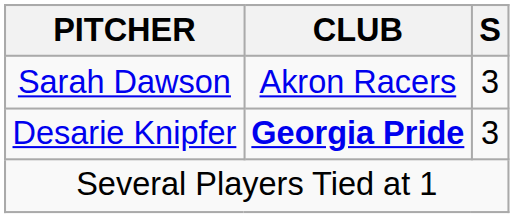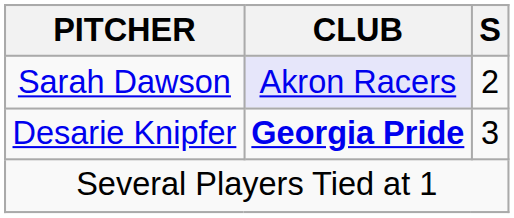(358, 81) no background -> (358, 81) lavender background
(490, 81) 3 -> (490, 81) 2
